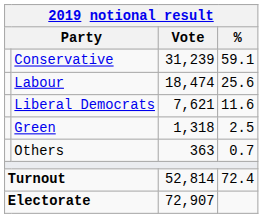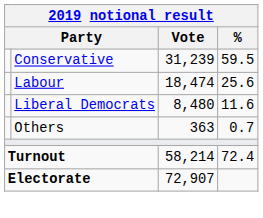(238, 61) 59.1 -> (238, 61) 59.5
(194, 106) 7,621 -> (194, 106) 8,480
- row: (35, 128)
(190, 180) 52,814 -> (190, 157) 58,214
